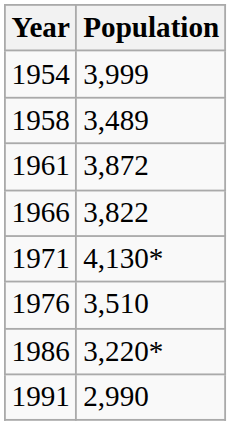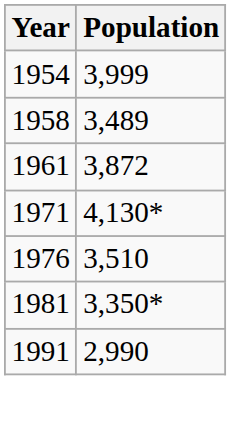- row: (41, 212)
+ row: (41, 304)
- row: (41, 350)
